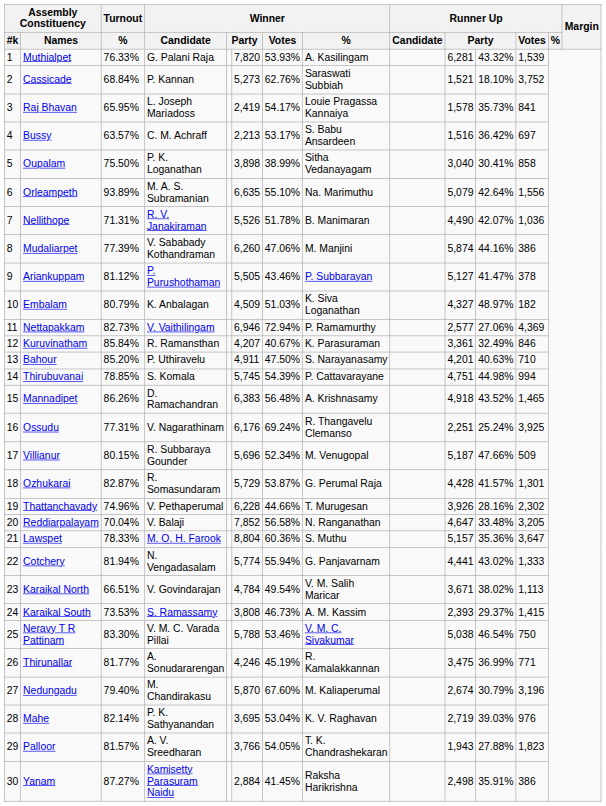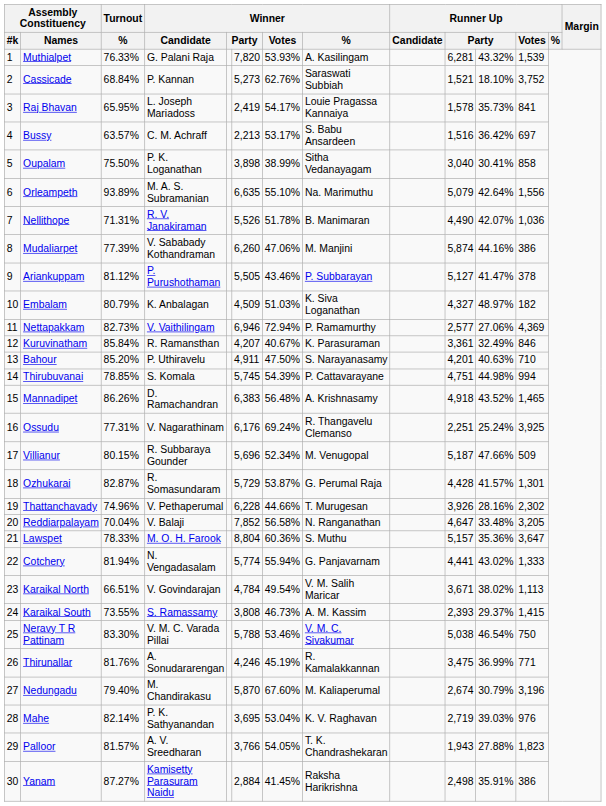(121, 612) 73.53% -> (121, 612) 73.55%
(121, 662) 81.77% -> (121, 662) 81.76%
